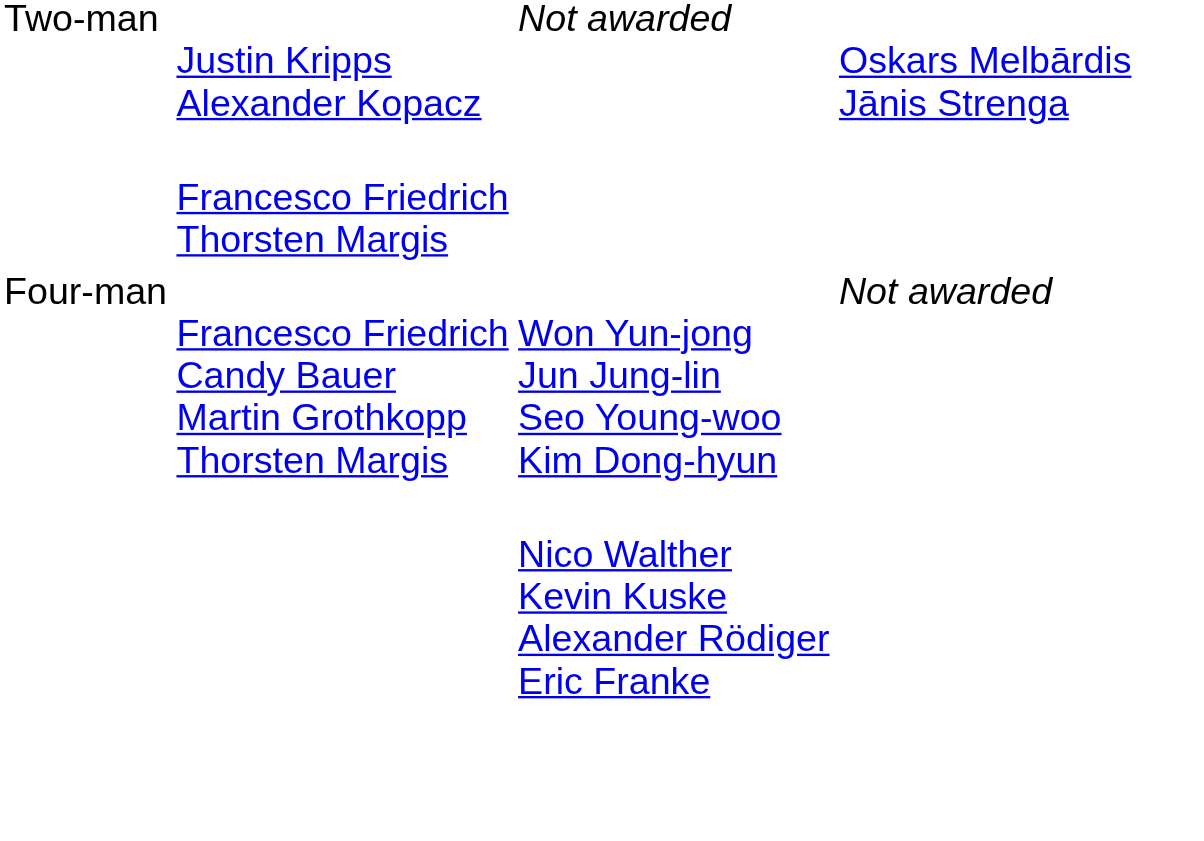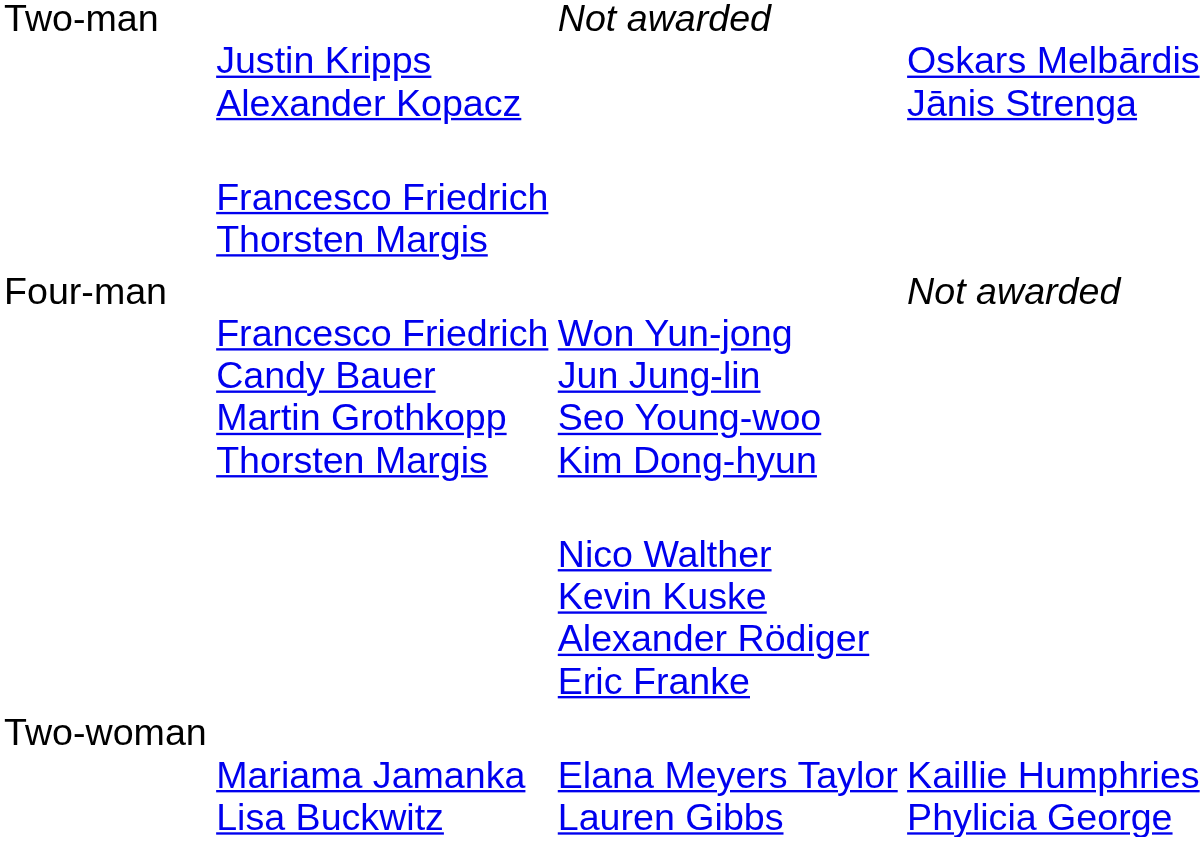+ row: (105, 732)
